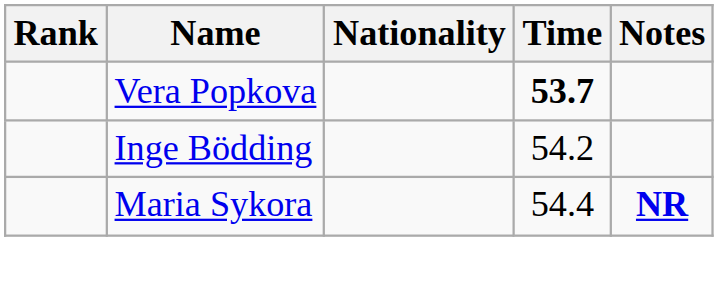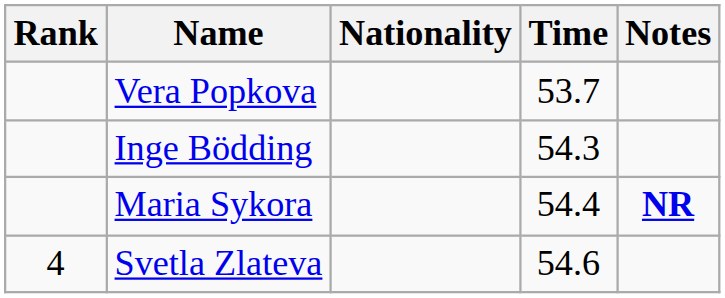(562, 90) bold -> (568, 90) normal
(562, 147) 54.2 -> (568, 147) 54.3
+ row: (218, 262)
